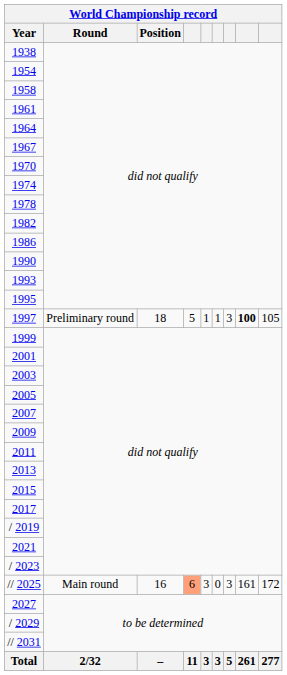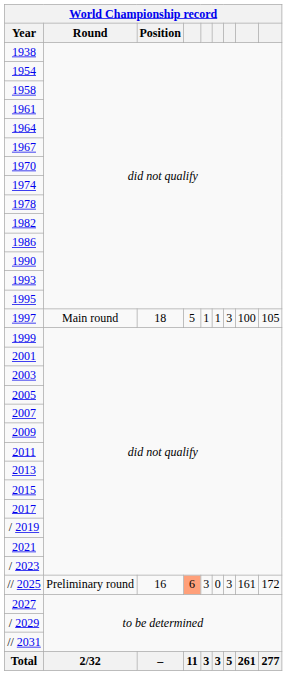(90, 318) Preliminary round -> (90, 318) Main round
(247, 318) bold -> (247, 318) normal
(90, 584) Main round -> (90, 584) Preliminary round
